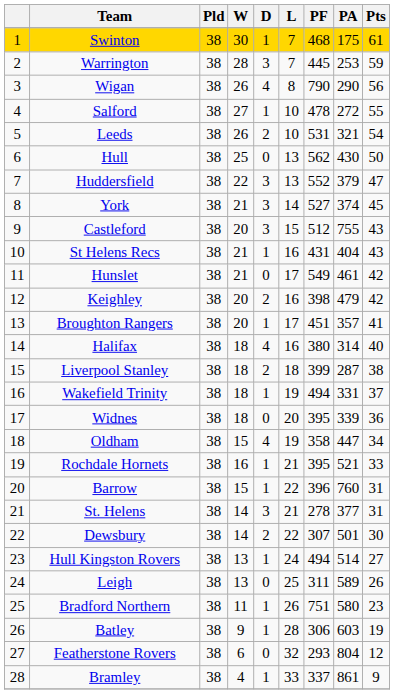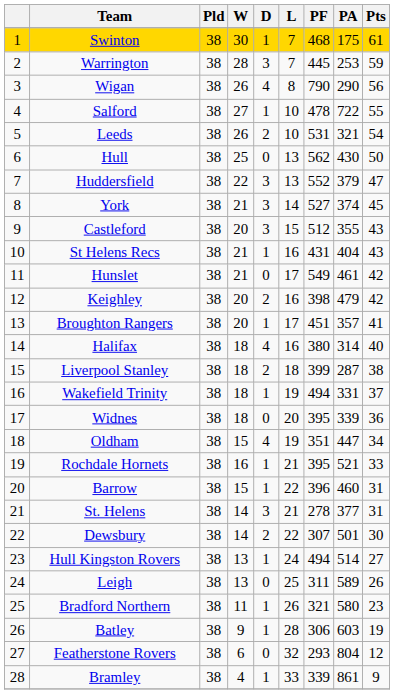(348, 110) 272 -> (348, 110) 722
(348, 228) 755 -> (348, 228) 355
(319, 441) 358 -> (319, 441) 351
(348, 488) 760 -> (348, 488) 460
(319, 606) 751 -> (319, 606) 321
(319, 677) 337 -> (319, 677) 339
